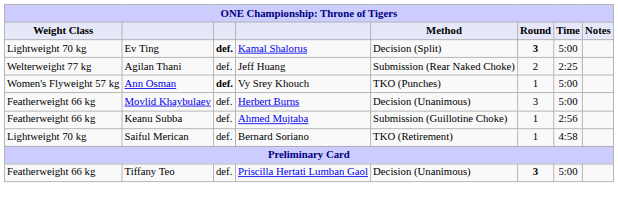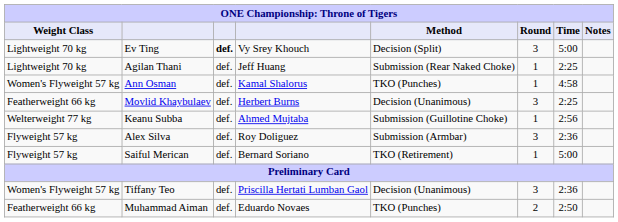(273, 48) Kamal Shalorus -> (274, 48) Vy Srey Khouch
(536, 48) bold -> (536, 48) normal
(49, 66) Welterweight 77 kg -> (47, 66) Lightweight 70 kg
(536, 66) 2 -> (536, 66) 1
(224, 84) bold -> (224, 84) normal
(274, 84) Vy Srey Khouch -> (273, 84) Kamal Shalorus
(568, 84) 5:00 -> (568, 84) 4:58
(568, 101) 5:00 -> (568, 101) 2:25
(51, 119) Featherweight 66 kg -> (49, 119) Welterweight 77 kg
+ row: (147, 137)
(47, 137) Lightweight 70 kg -> (42, 154) Flyweight 57 kg
(568, 137) 4:58 -> (568, 154) 5:00
(51, 172) Featherweight 66 kg -> (63, 190) Women's Flyweight 57 kg
(536, 172) bold -> (536, 190) normal
(568, 172) 5:00 -> (568, 190) 2:36
+ row: (166, 208)
